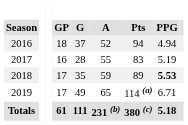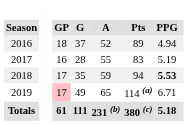(138, 43) 94 -> (138, 43) 89
(138, 75) 89 -> (138, 75) 94
(62, 92) no background -> (62, 92) pink background
